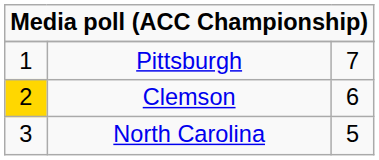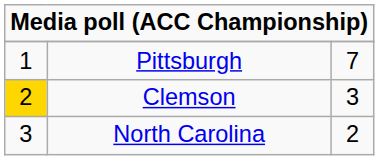(353, 97) 6 -> (353, 97) 3
(353, 135) 5 -> (353, 135) 2
